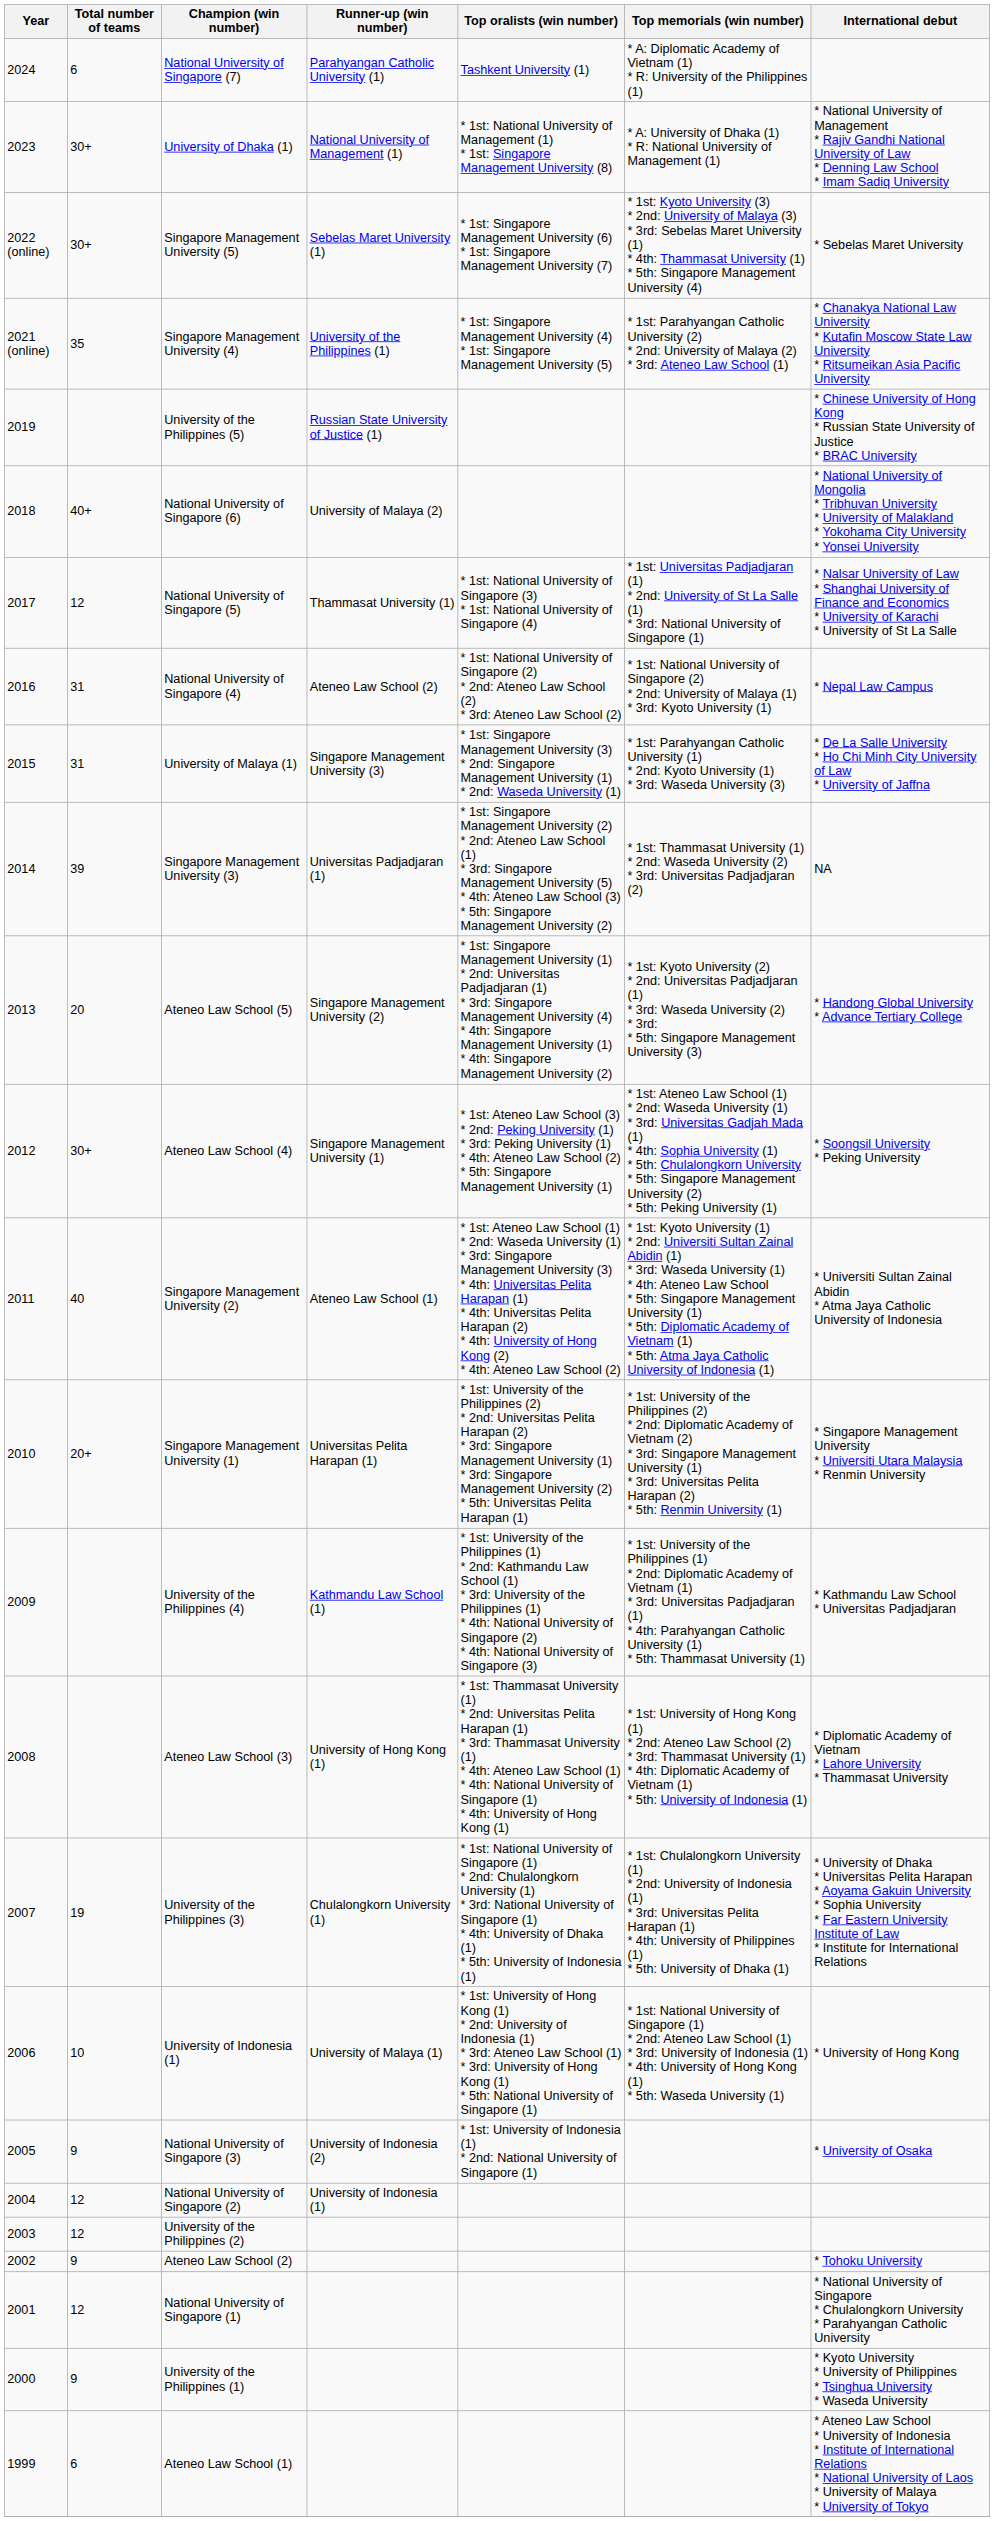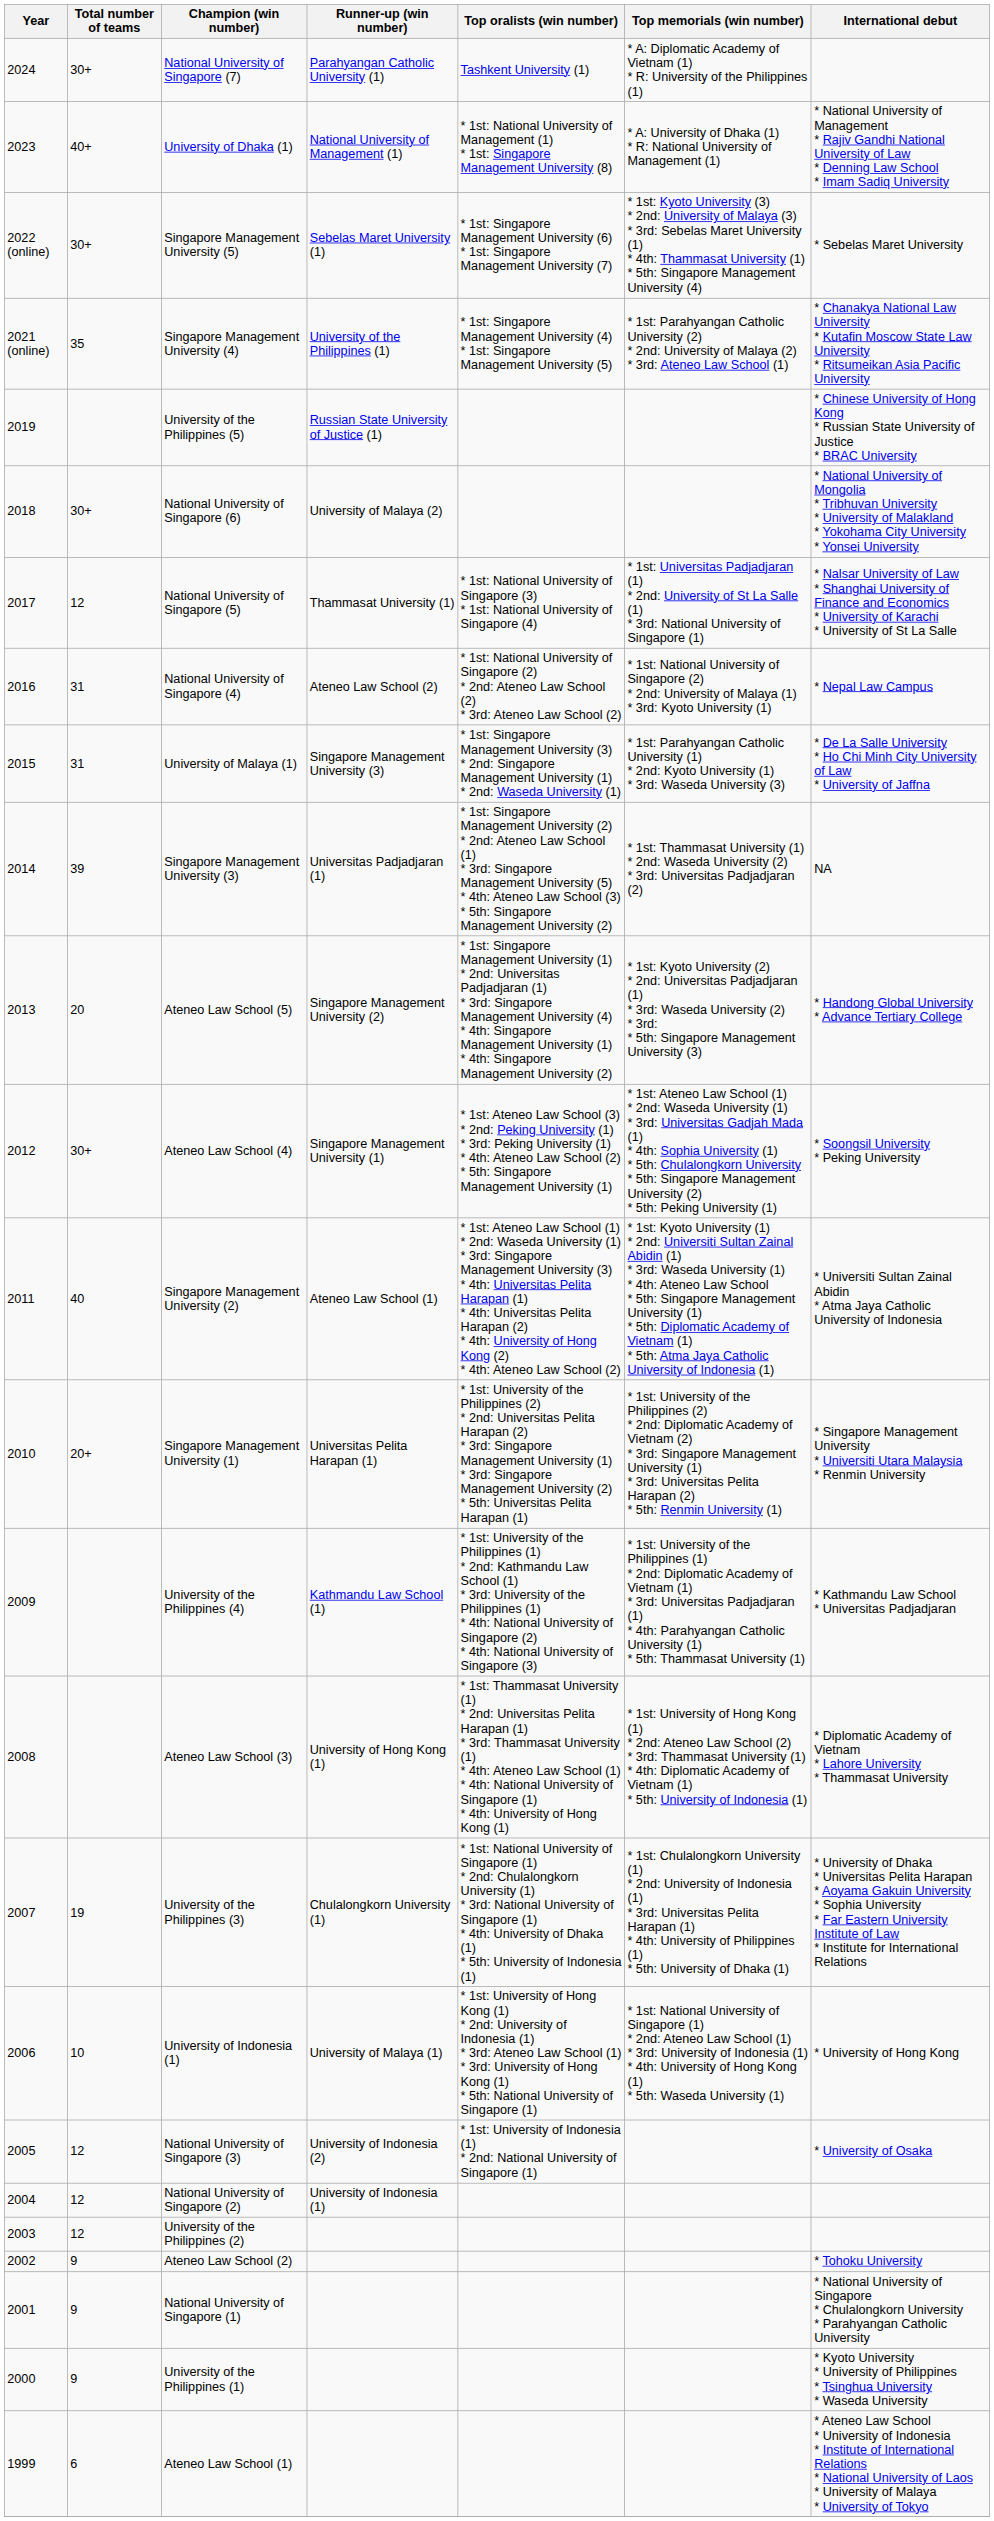(74, 70) 6 -> (81, 70) 30+
(81, 147) 30+ -> (81, 147) 40+
(81, 511) 40+ -> (81, 511) 30+
(74, 2151) 9 -> (77, 2151) 12
(77, 2309) 12 -> (74, 2309) 9
